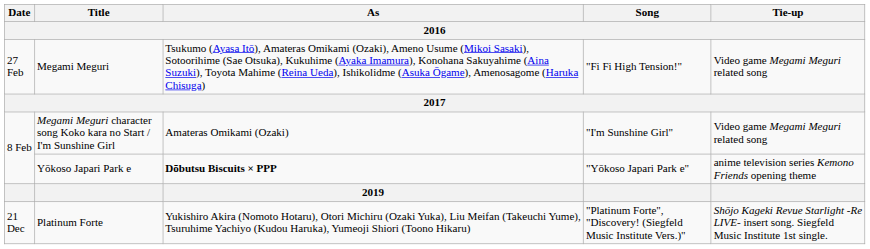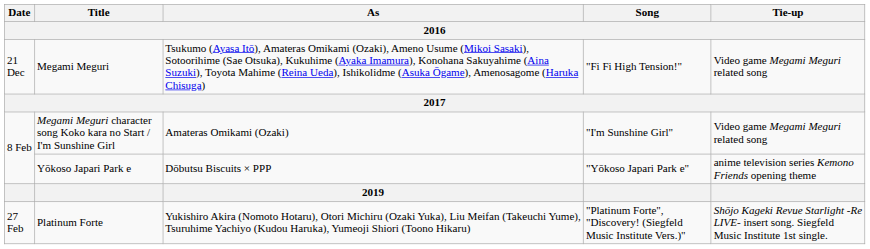(15, 66) 27 Feb -> (16, 66) 21 Dec
(221, 169) bold -> (218, 169) normal
(16, 222) 21 Dec -> (15, 222) 27 Feb
